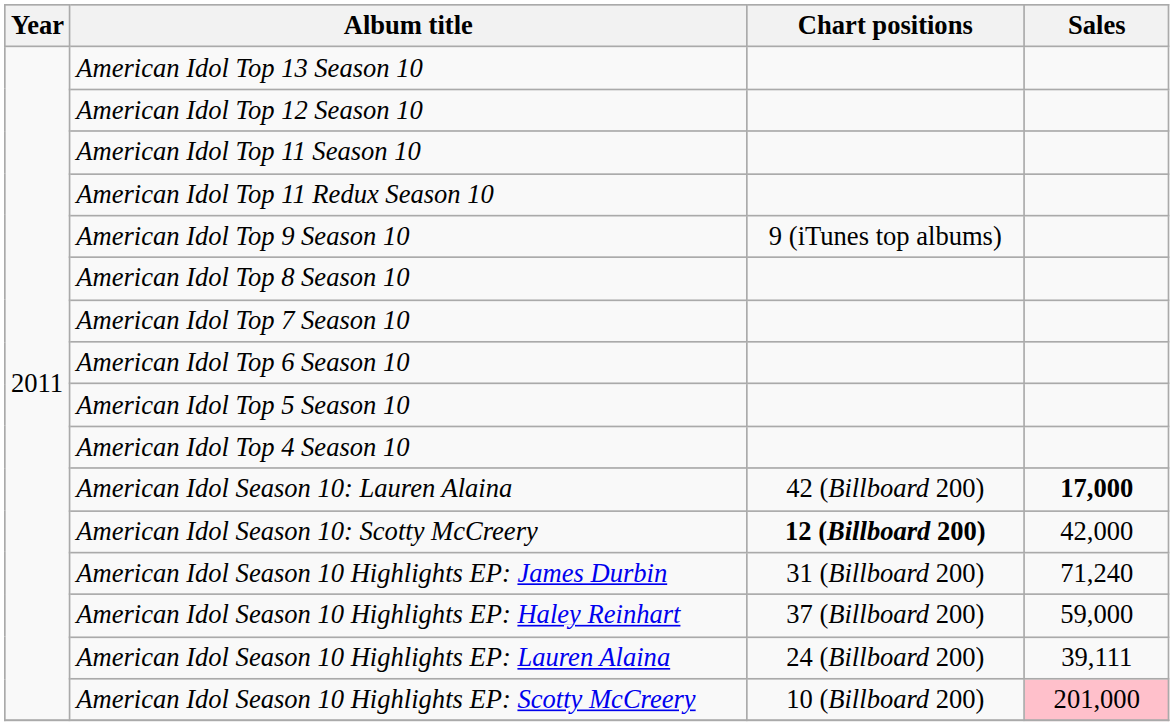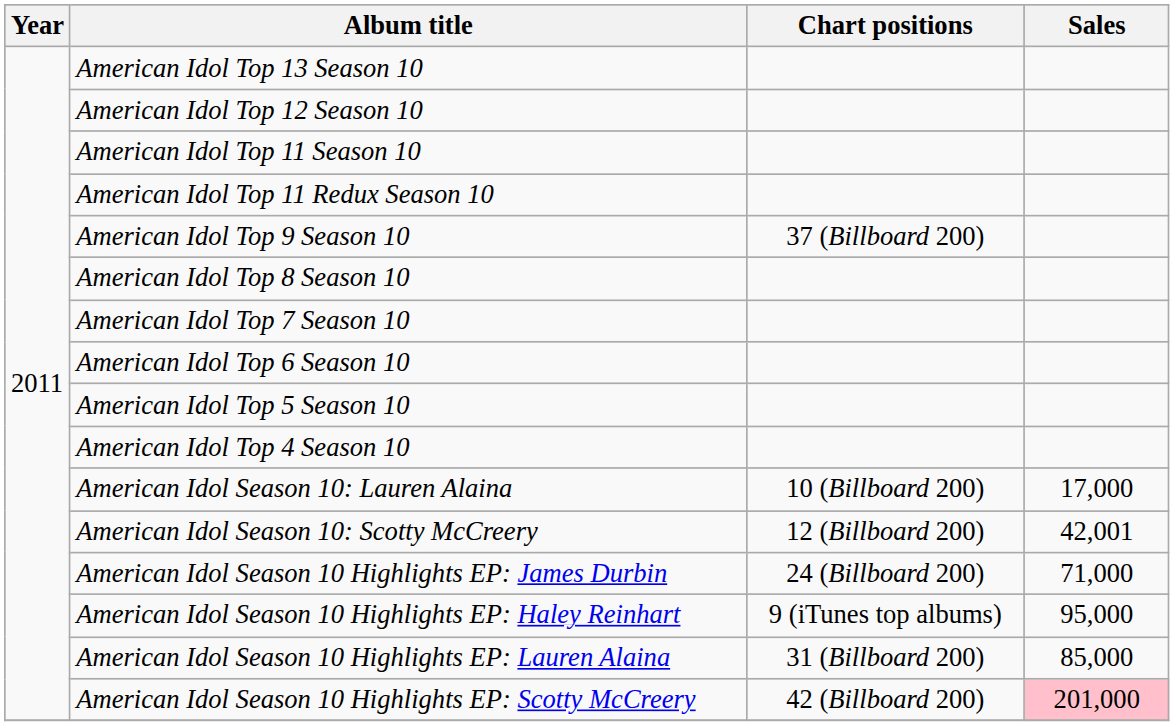(885, 236) 9 (iTunes top albums) -> (885, 236) 37 (Billboard 200)
(885, 488) 42 (Billboard 200) -> (885, 488) 10 (Billboard 200)
(1097, 488) bold -> (1097, 488) normal
(885, 531) bold -> (885, 531) normal
(1097, 531) 42,000 -> (1097, 531) 42,001
(885, 573) 31 (Billboard 200) -> (885, 573) 24 (Billboard 200)
(1097, 573) 71,240 -> (1097, 573) 71,000
(885, 615) 37 (Billboard 200) -> (885, 615) 9 (iTunes top albums)
(1097, 615) 59,000 -> (1097, 615) 95,000
(885, 657) 24 (Billboard 200) -> (885, 657) 31 (Billboard 200)
(1097, 657) 39,111 -> (1097, 657) 85,000
(885, 699) 10 (Billboard 200) -> (885, 699) 42 (Billboard 200)
